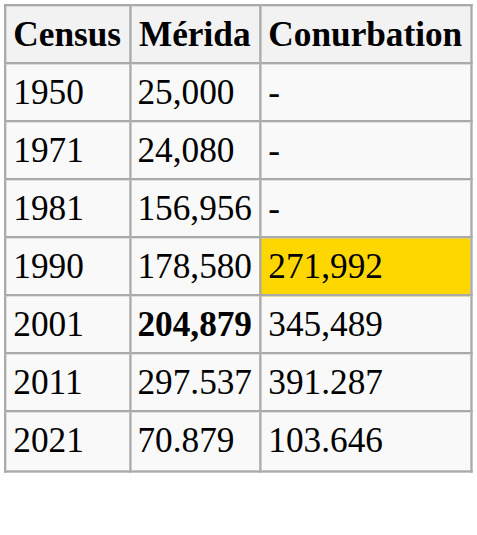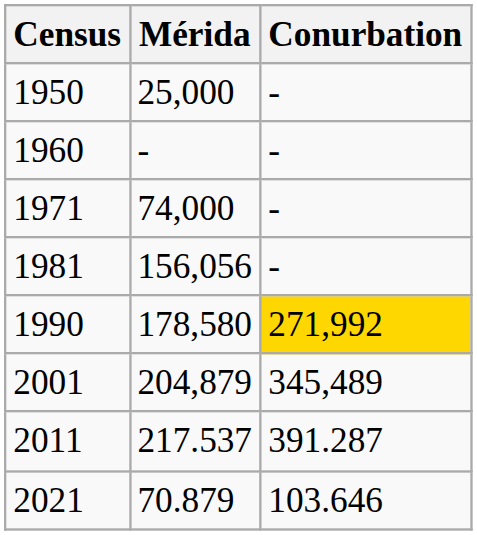+ row: (49, 150)
(186, 150) 24,080 -> (186, 208) 74,000
(195, 208) 156,956 -> (195, 266) 156,056
(195, 324) bold -> (195, 382) normal
(195, 382) 297.537 -> (195, 440) 217.537
